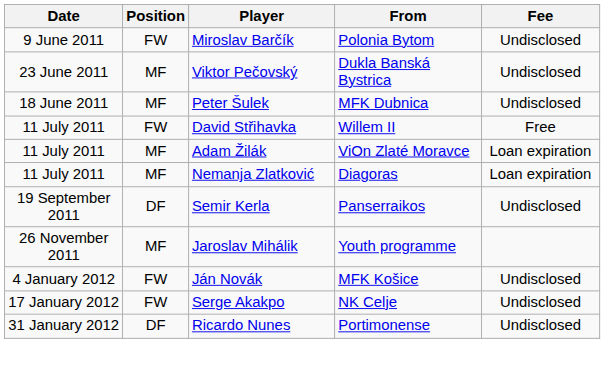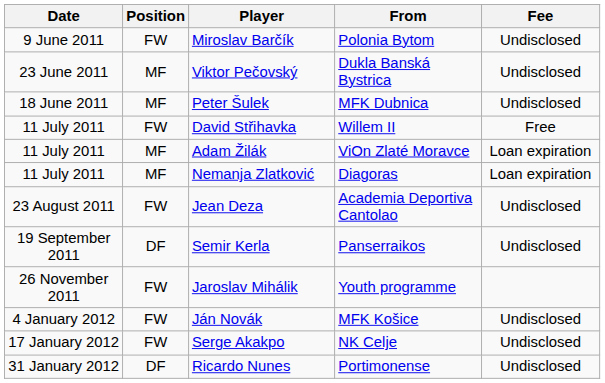+ row: (227, 206)
(156, 246) MF -> (156, 287) FW
